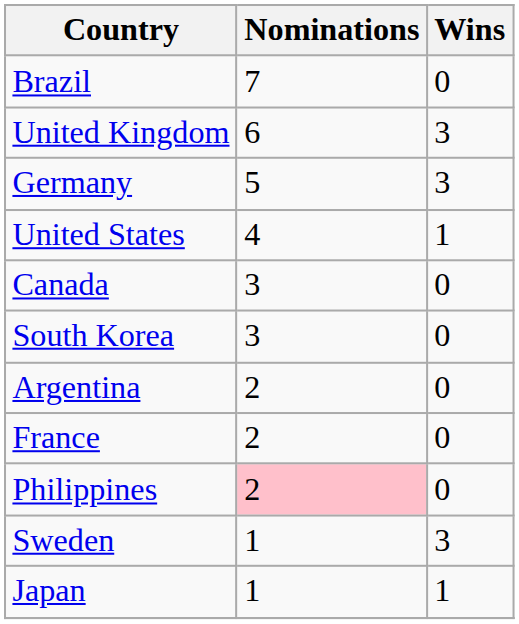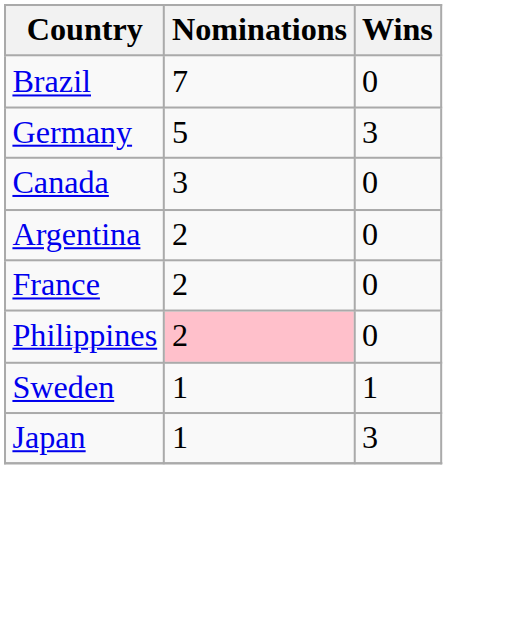- row: (121, 132)
- row: (99, 234)
- row: (93, 336)
(442, 540) 3 -> (370, 387) 1
(442, 591) 1 -> (370, 438) 3
